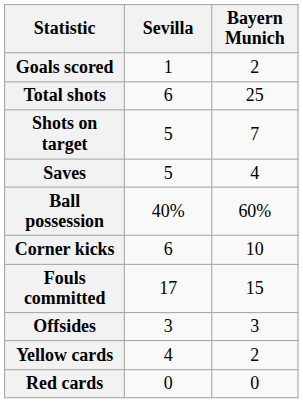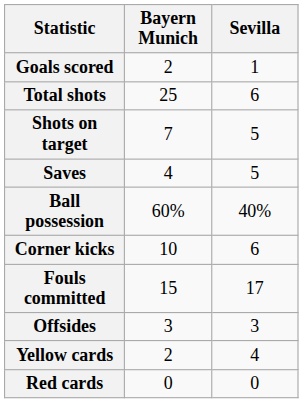columns swapped: (255, 28) <-> (168, 28)
